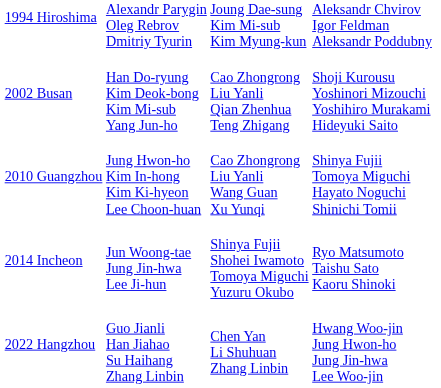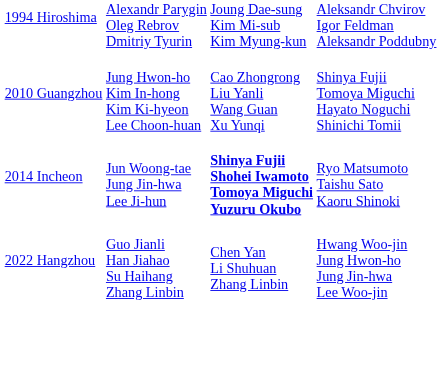- row: (38, 93)
(259, 268) normal -> (262, 185) bold
